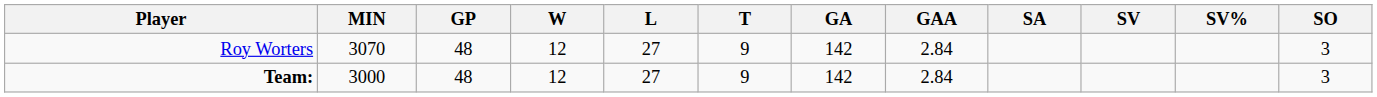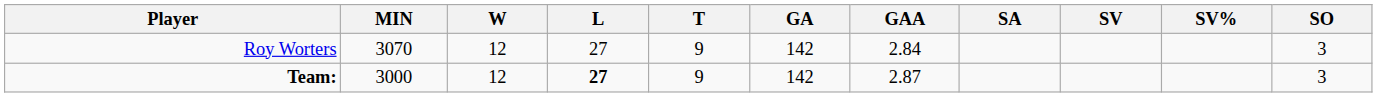- column: (463, 19)
(651, 77) normal -> (598, 77) bold
(937, 77) 2.84 -> (905, 77) 2.87
